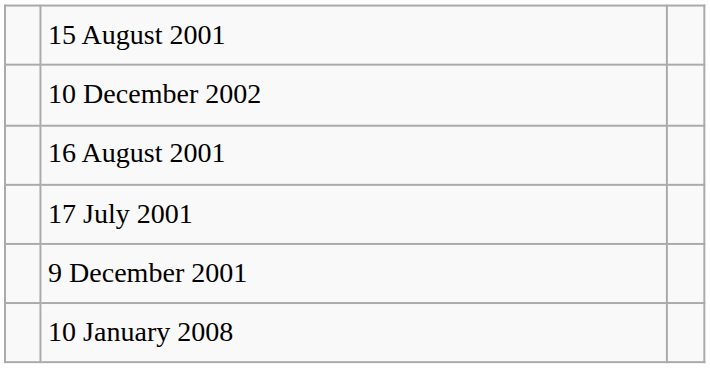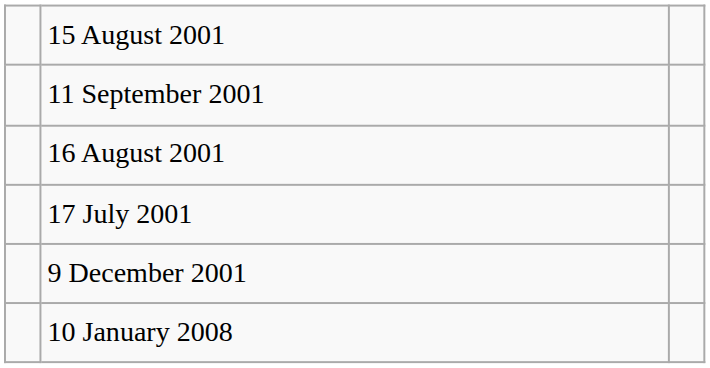+ row: (156, 94)
- row: (155, 94)
